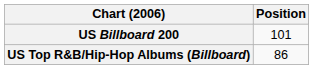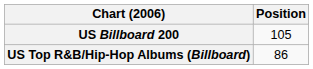(281, 34) 101 -> (281, 34) 105
